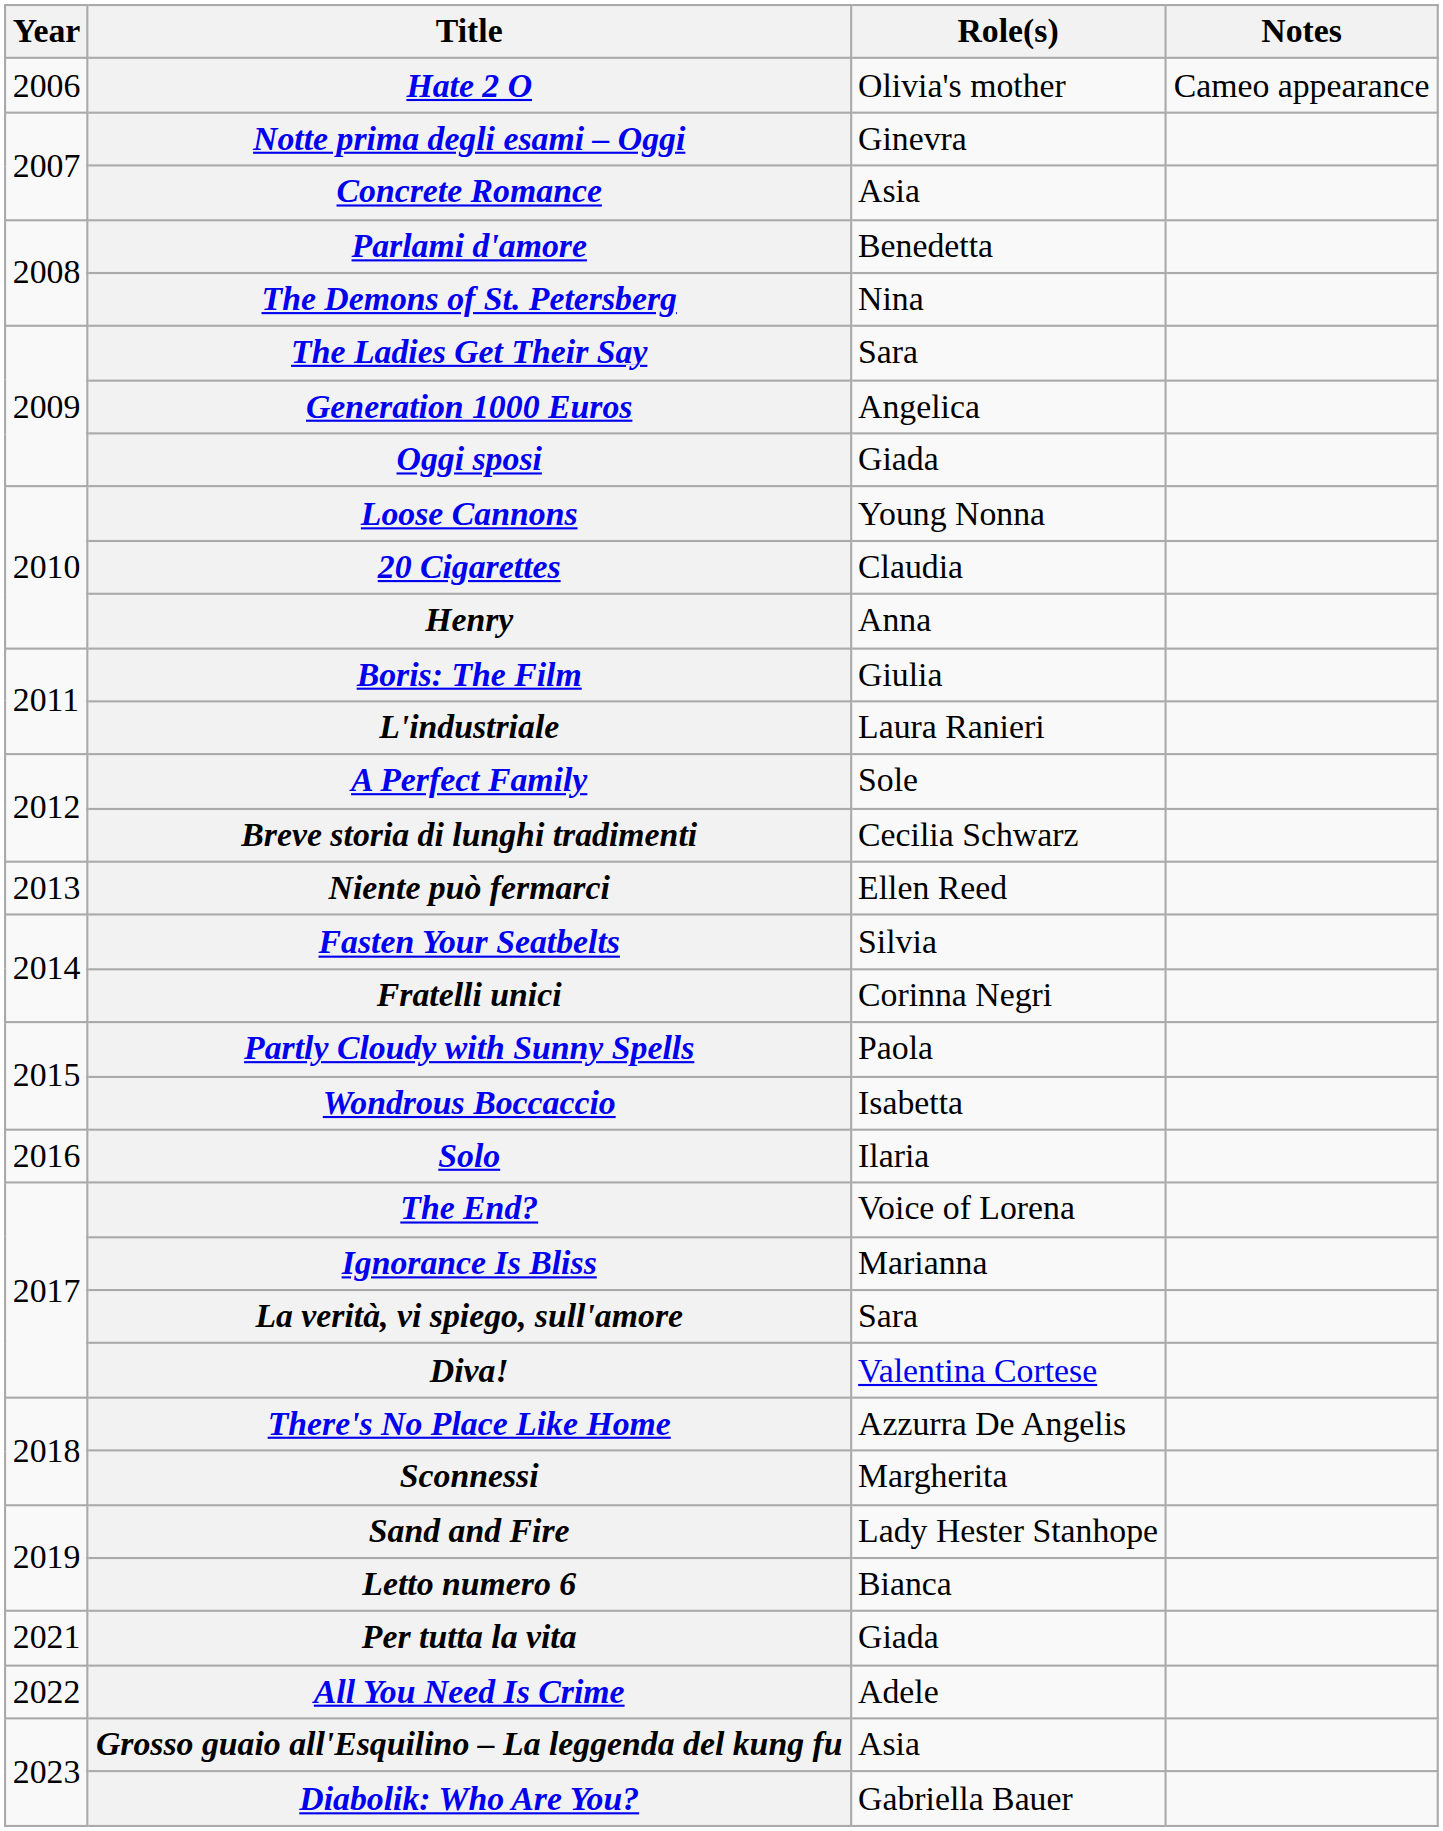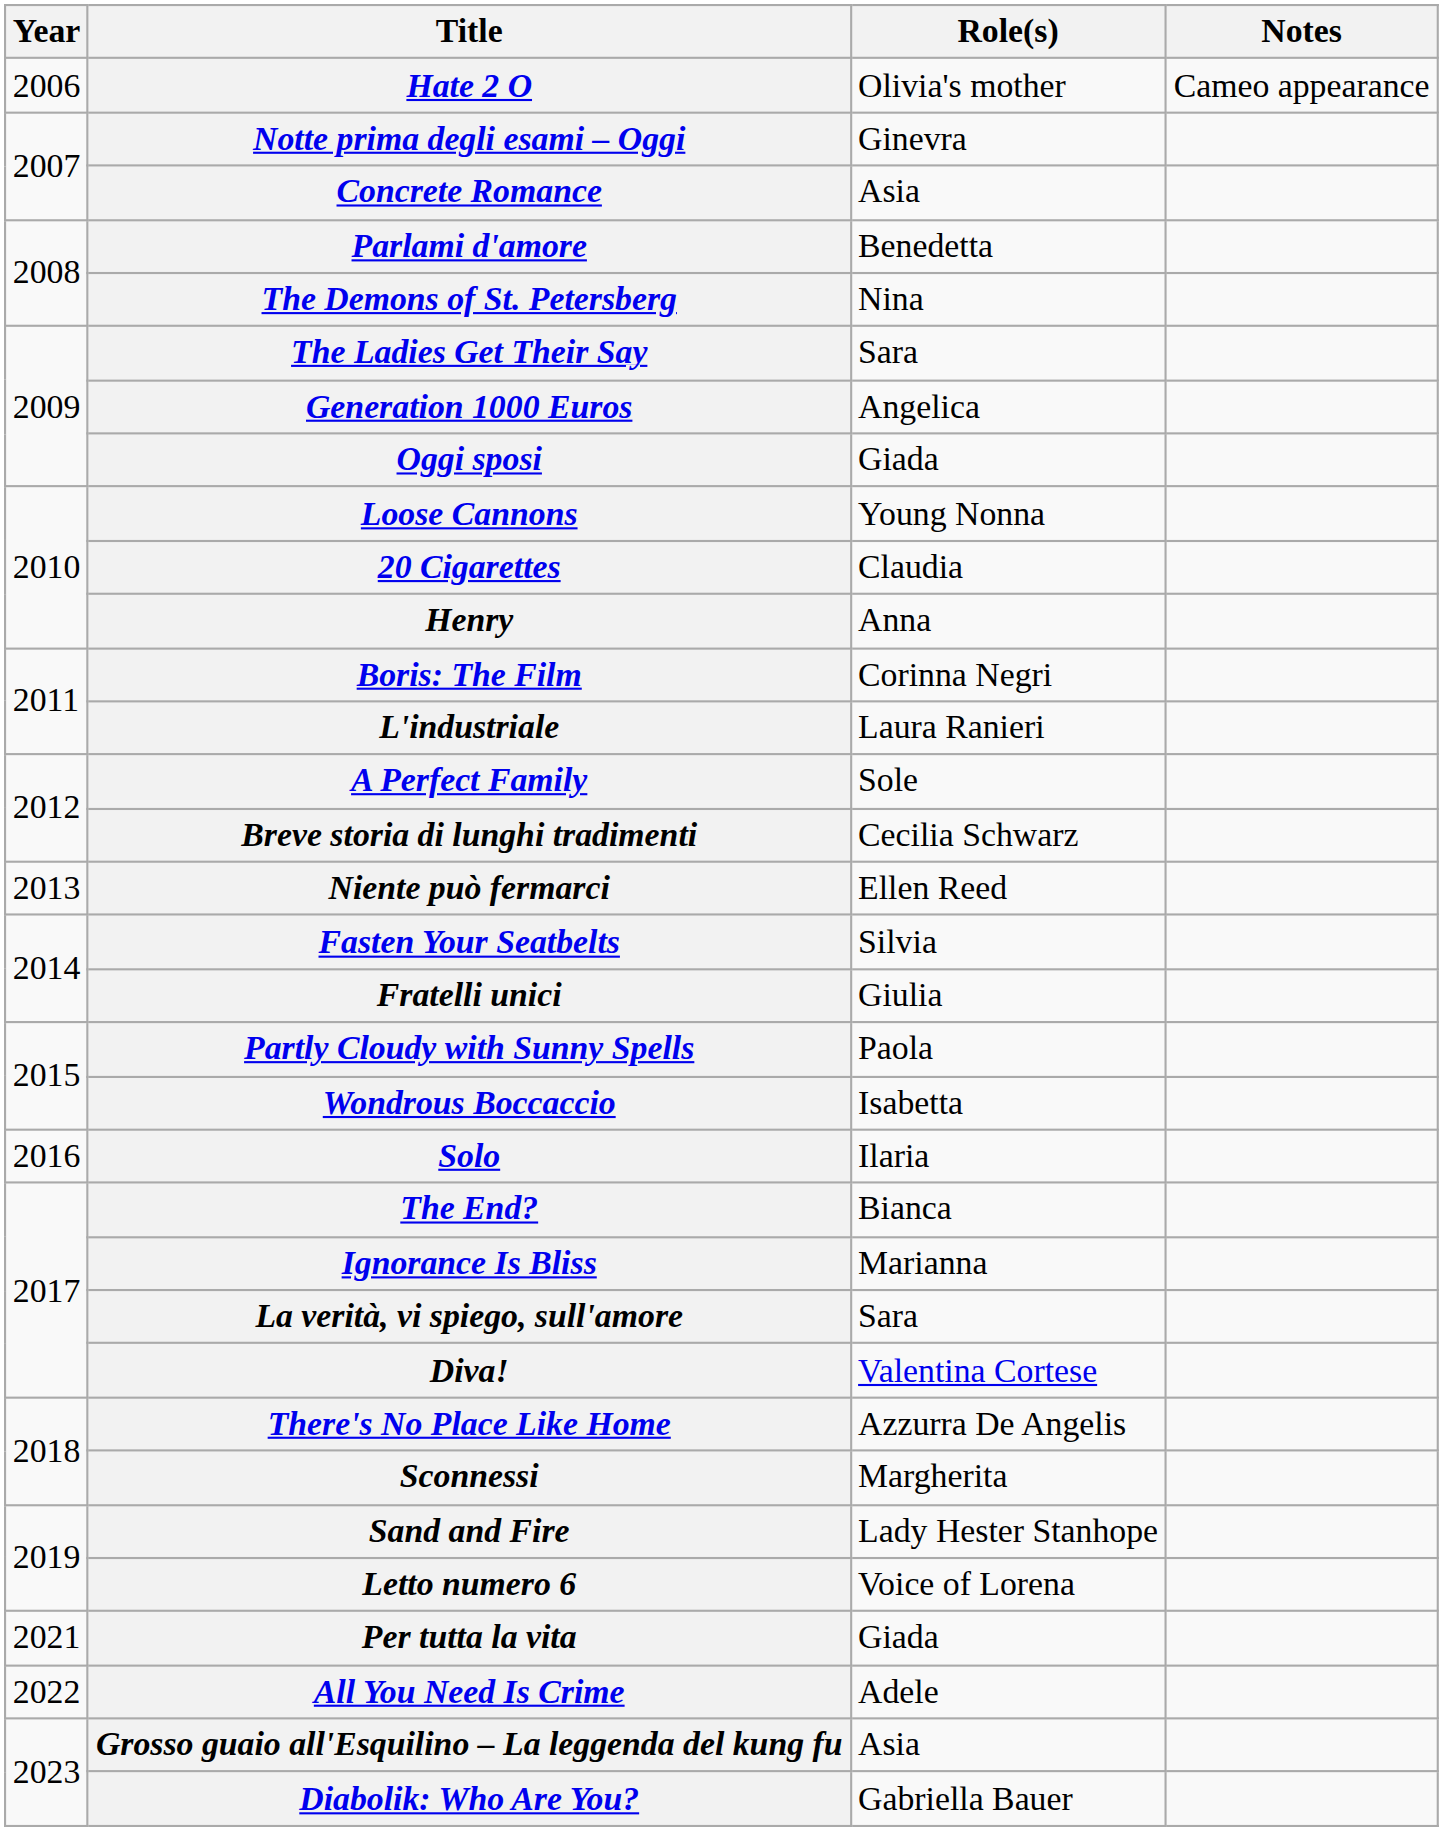(900, 673) Giulia -> (955, 673) Corinna Negri
(955, 995) Corinna Negri -> (900, 995) Giulia
(967, 1209) Voice of Lorena -> (905, 1209) Bianca
(905, 1583) Bianca -> (967, 1583) Voice of Lorena
